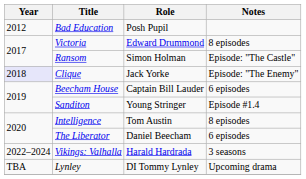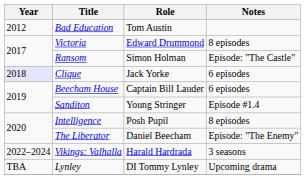(147, 27) Posh Pupil -> (149, 27) Tom Austin
(253, 74) Episode: "The Enemy" -> (229, 74) 6 episodes
(149, 120) Tom Austin -> (147, 120) Posh Pupil
(229, 136) 6 episodes -> (253, 136) Episode: "The Enemy"
